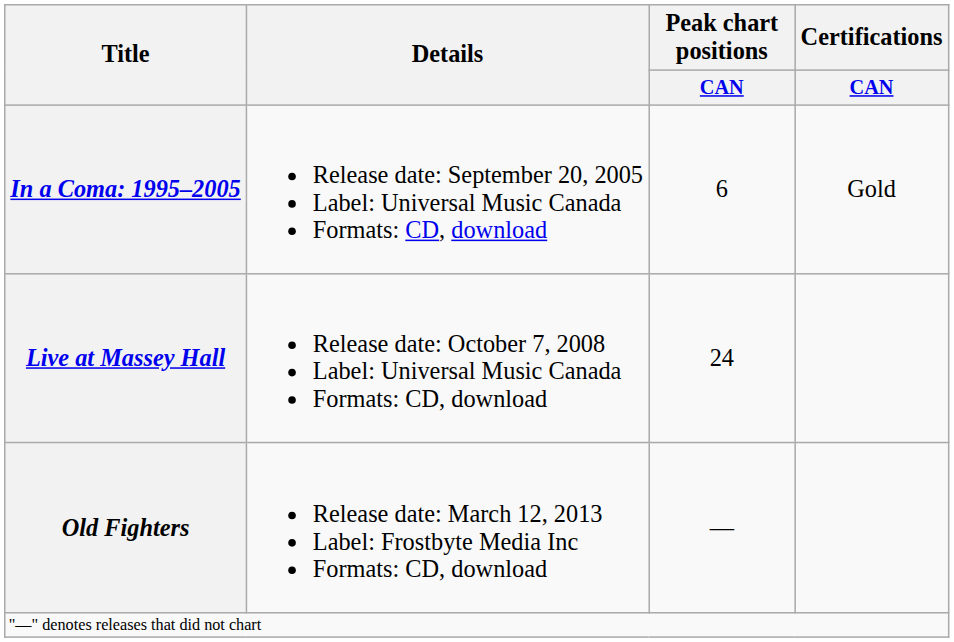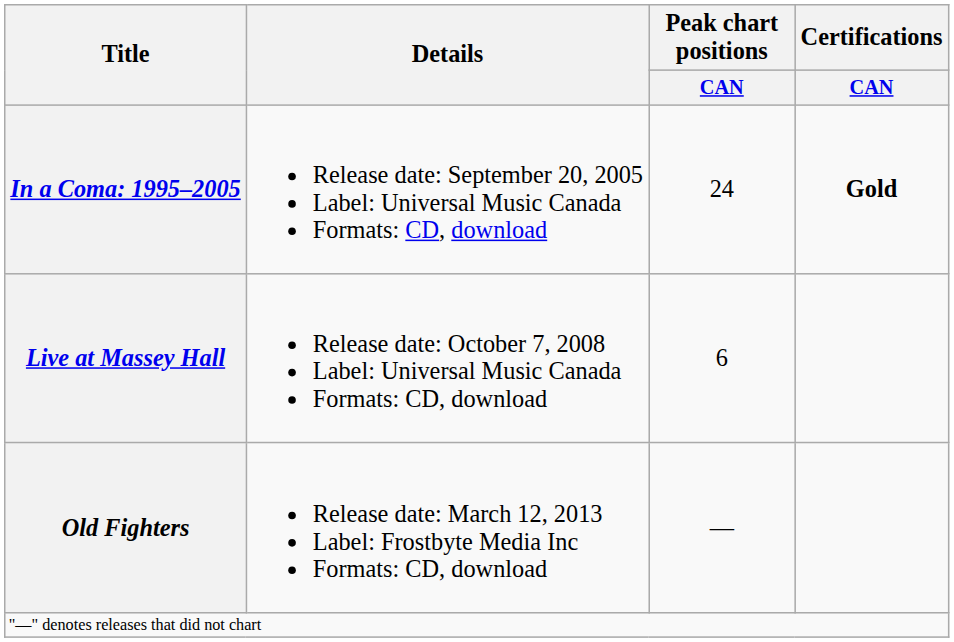(722, 188) 6 -> (722, 188) 24
(872, 188) normal -> (872, 188) bold
(722, 358) 24 -> (722, 358) 6
